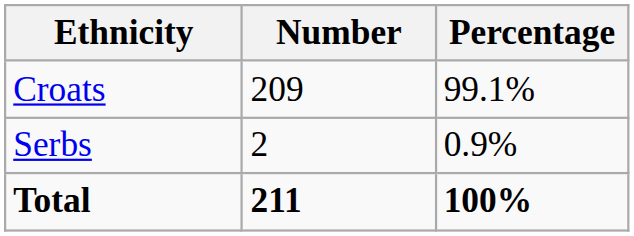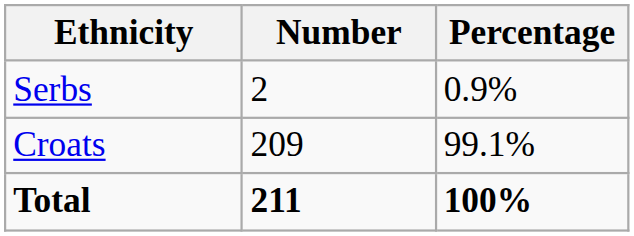rows swapped: (59, 88) <-> (53, 144)
